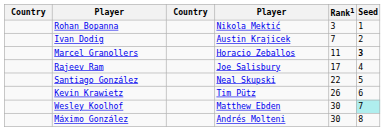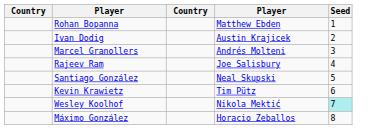- column: (342, 12)
(248, 26) Nikola Mektić -> (248, 24) Matthew Ebden
(256, 53) Horacio Zeballos -> (251, 51) Andrés Molteni
(361, 53) bold -> (333, 51) normal
(248, 107) Matthew Ebden -> (248, 104) Nikola Mektić
(251, 120) Andrés Molteni -> (256, 118) Horacio Zeballos
